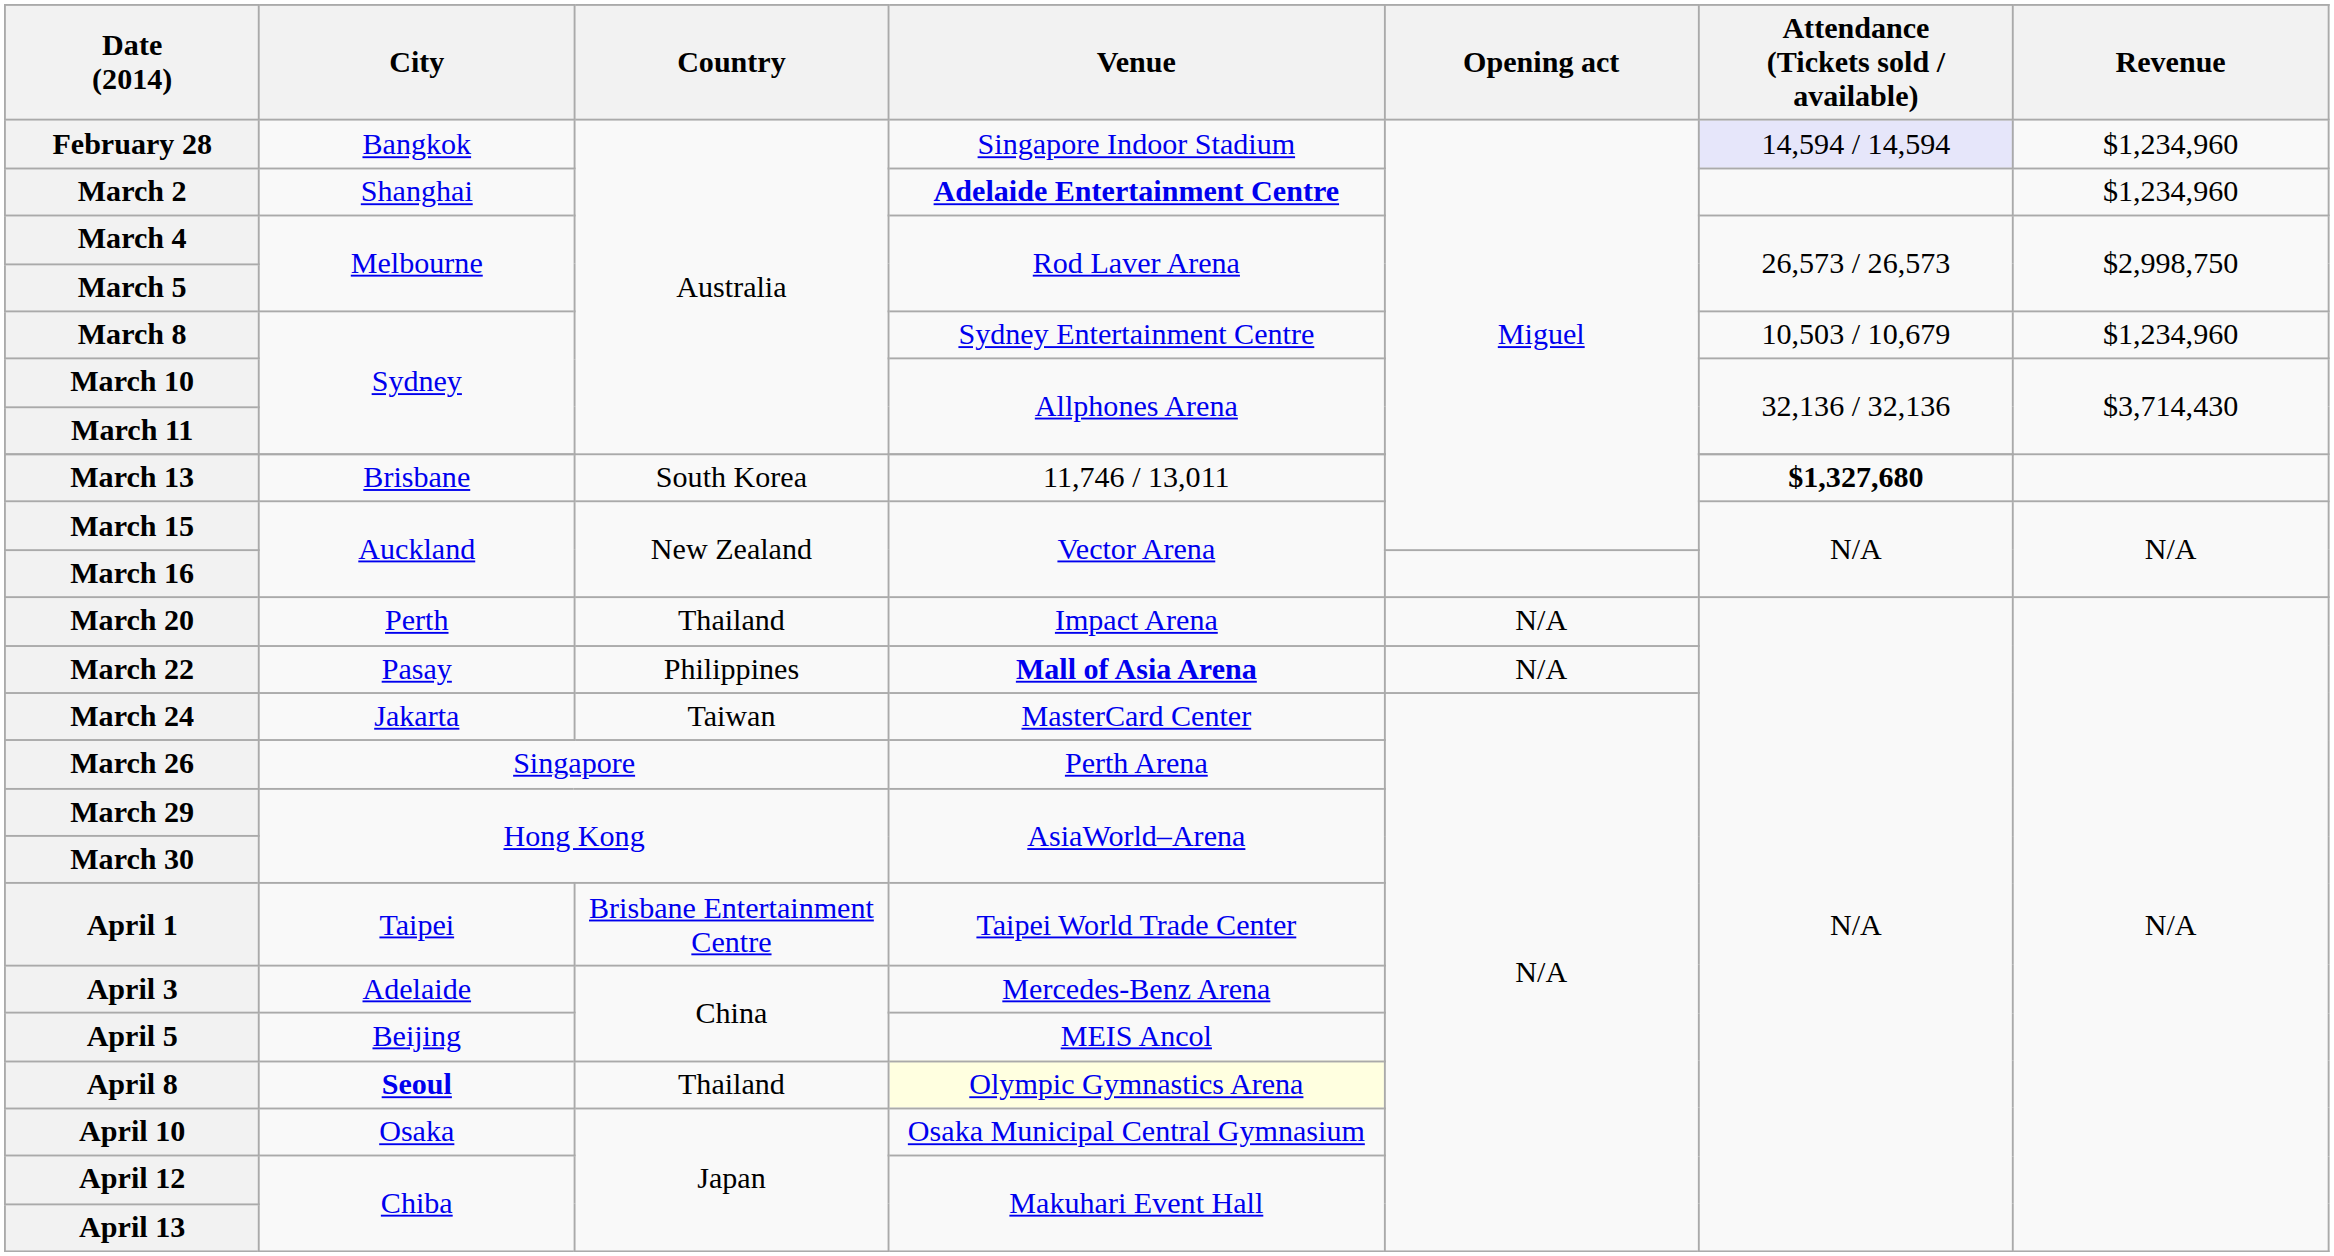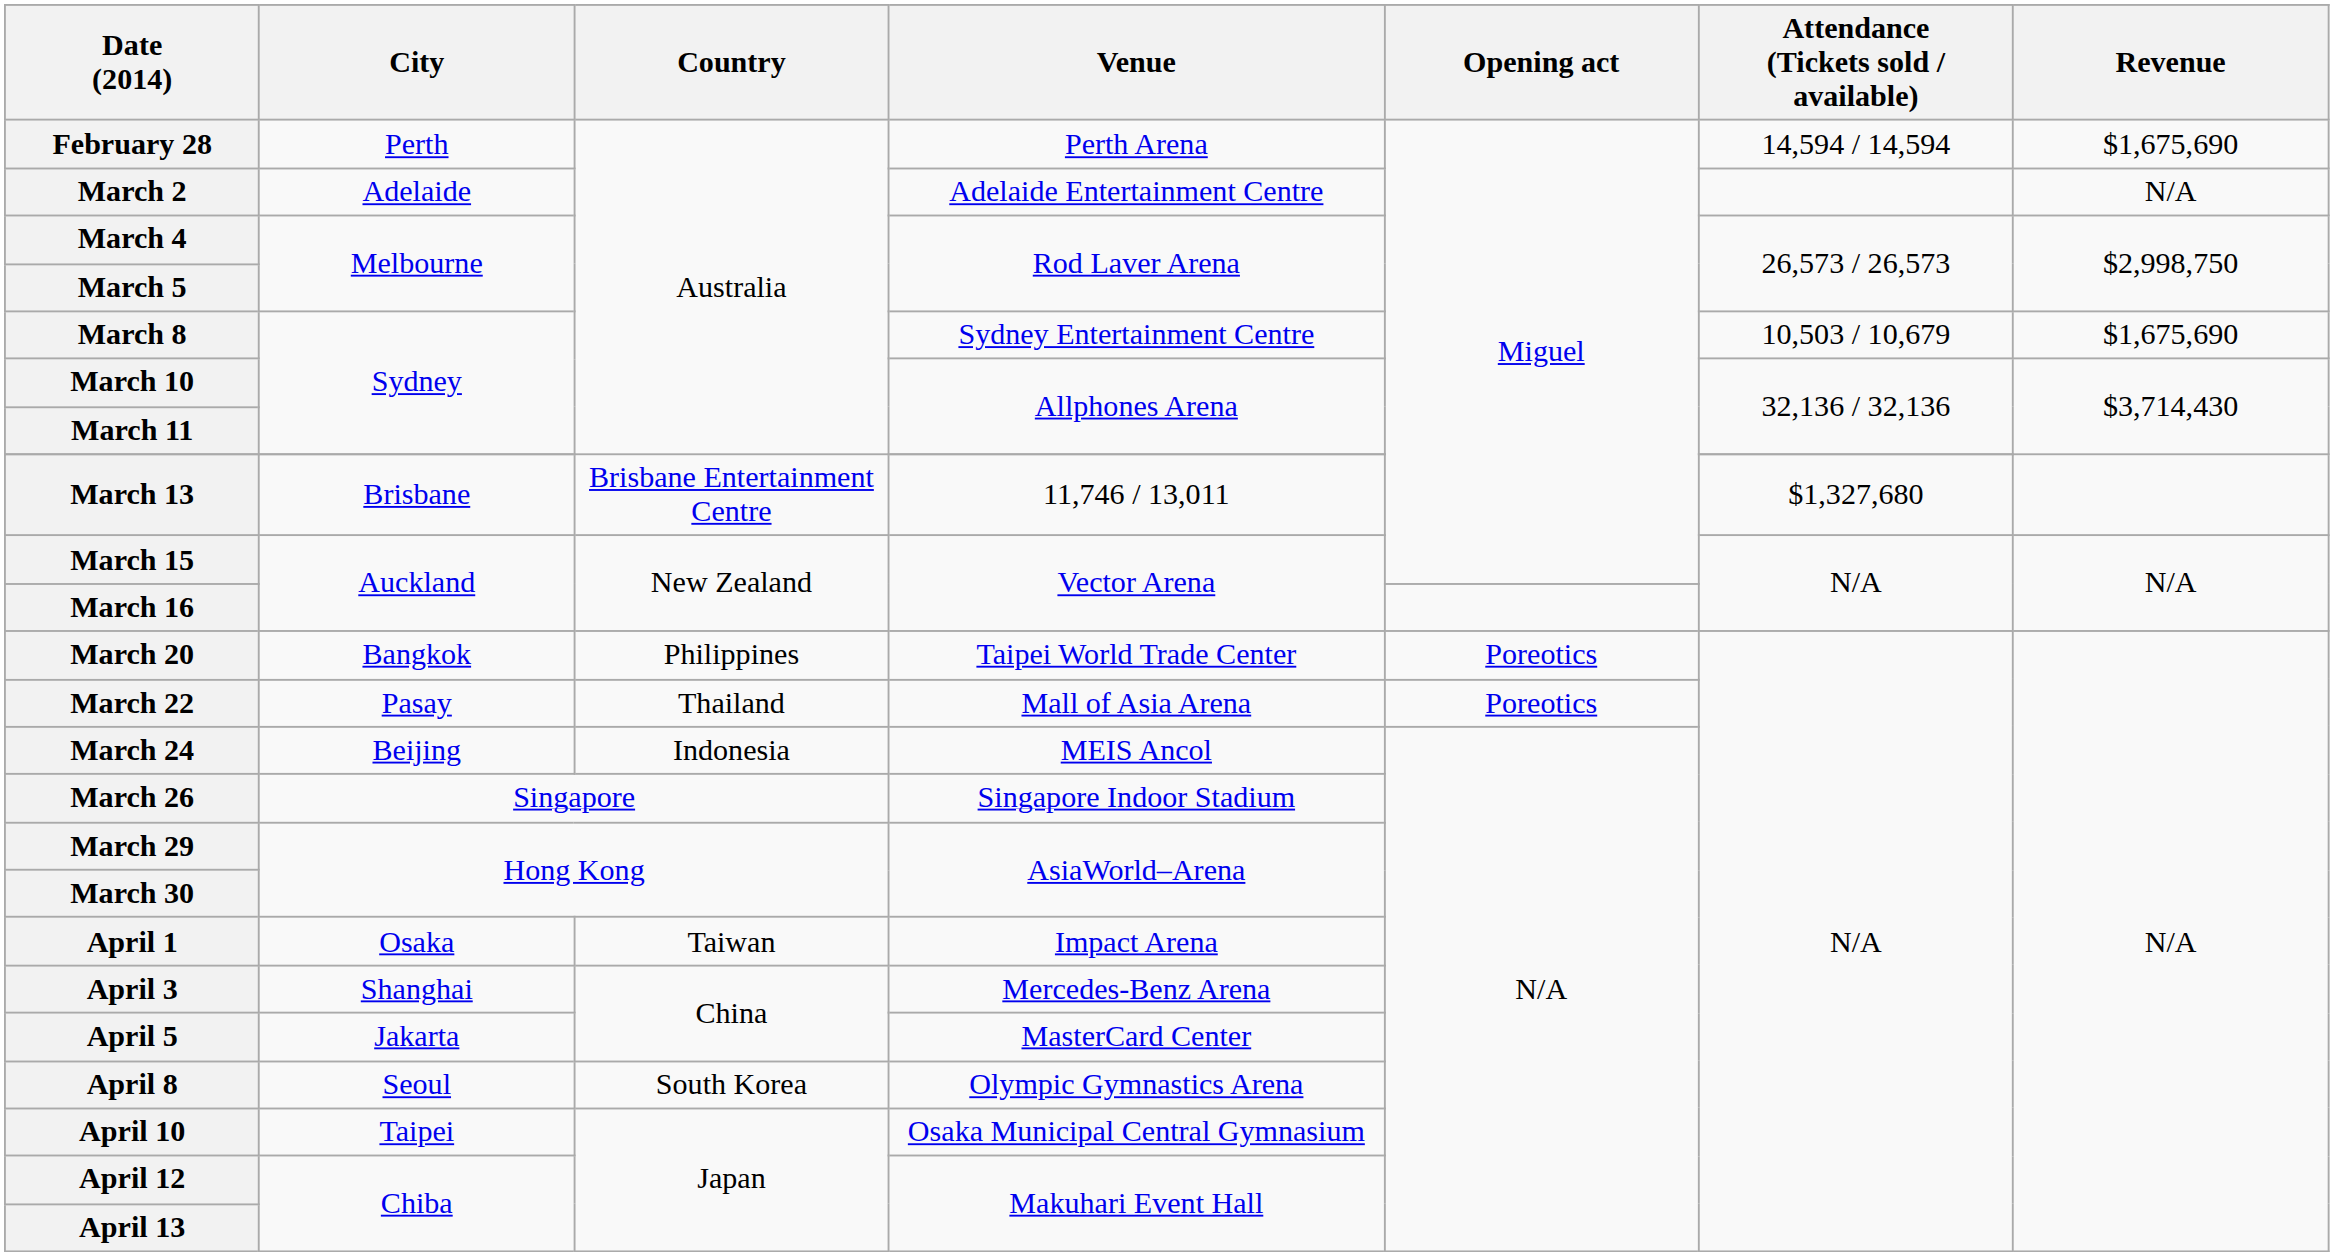(417, 143) Bangkok -> (417, 143) Perth
(1136, 143) Singapore Indoor Stadium -> (1136, 143) Perth Arena
(1856, 143) lavender background -> (1856, 143) no background
(2171, 143) $1,234,960 -> (2171, 143) $1,675,690
(417, 191) Shanghai -> (417, 191) Adelaide
(1136, 191) bold -> (1136, 191) normal
(2171, 191) $1,234,960 -> (2171, 191) N/A
(2171, 334) $1,234,960 -> (2171, 334) $1,675,690
(731, 477) South Korea -> (731, 494) Brisbane Entertainment Centre
(1856, 477) bold -> (1856, 494) normal
(417, 620) Perth -> (417, 654) Bangkok
(731, 620) Thailand -> (731, 654) Philippines
(1136, 620) Impact Arena -> (1136, 654) Taipei World Trade Center
(1541, 620) N/A -> (1541, 654) Poreotics
(731, 668) Philippines -> (731, 702) Thailand
(1136, 668) bold -> (1136, 702) normal
(1541, 668) N/A -> (1541, 702) Poreotics
(417, 716) Jakarta -> (417, 750) Beijing
(731, 716) Taiwan -> (731, 750) Indonesia
(1136, 716) MasterCard Center -> (1136, 750) MEIS Ancol
(1136, 763) Perth Arena -> (1136, 797) Singapore Indoor Stadium
(417, 923) Taipei -> (417, 940) Osaka
(731, 923) Brisbane Entertainment Centre -> (731, 940) Taiwan
(1136, 923) Taipei World Trade Center -> (1136, 940) Impact Arena
(417, 988) Adelaide -> (417, 988) Shanghai
(417, 1036) Beijing -> (417, 1036) Jakarta
(1136, 1036) MEIS Ancol -> (1136, 1036) MasterCard Center
(417, 1083) bold -> (417, 1083) normal
(731, 1083) Thailand -> (731, 1083) South Korea
(1136, 1083) lightyellow background -> (1136, 1083) no background
(417, 1131) Osaka -> (417, 1131) Taipei
